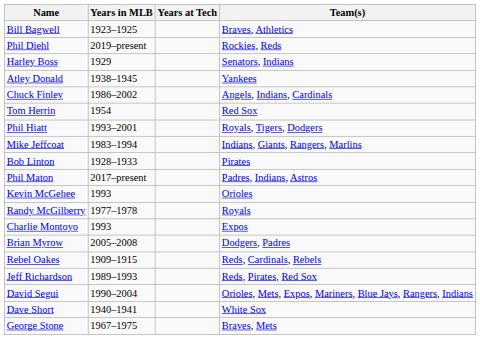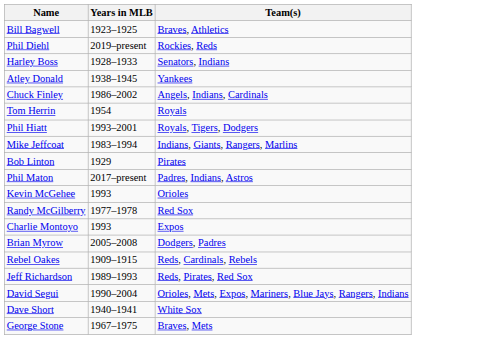- column: (187, 12)
(101, 62) 1929 -> (114, 62) 1928–1933
(240, 111) Red Sox -> (172, 111) Royals
(114, 161) 1928–1933 -> (101, 161) 1929
(236, 210) Royals -> (175, 210) Red Sox
